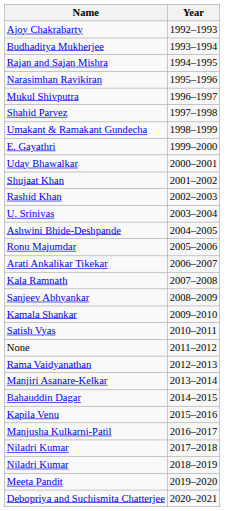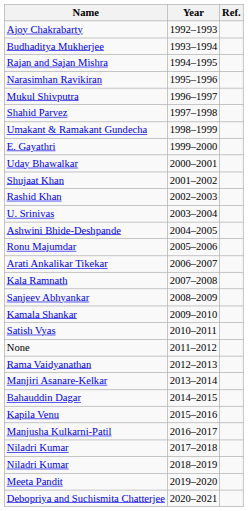+ column: (231, 12)
